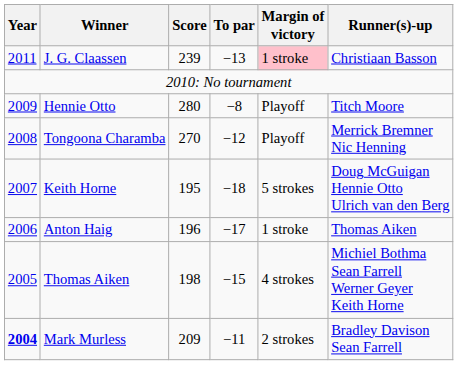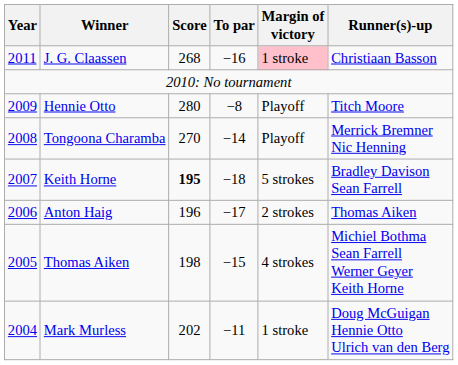(190, 58) 239 -> (190, 58) 268
(234, 58) −13 -> (234, 58) −16
(234, 138) −12 -> (234, 138) −14
(190, 188) normal -> (190, 180) bold
(390, 188) Doug McGuigan Hennie Otto Ulrich van den Berg -> (380, 180) Bradley Davison Sean Farrell
(285, 230) 1 stroke -> (288, 212) 2 strokes
(22, 338) bold -> (22, 330) normal
(190, 338) 209 -> (190, 330) 202
(288, 338) 2 strokes -> (285, 330) 1 stroke
(380, 338) Bradley Davison Sean Farrell -> (390, 330) Doug McGuigan Hennie Otto Ulrich van den Berg
